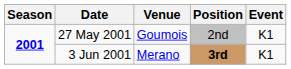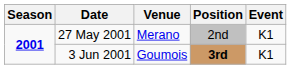(162, 35) Goumois -> (158, 35) Merano
(158, 55) Merano -> (162, 55) Goumois
